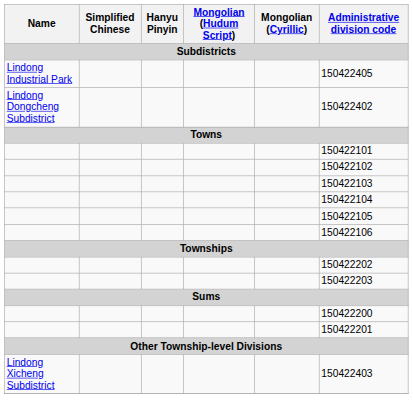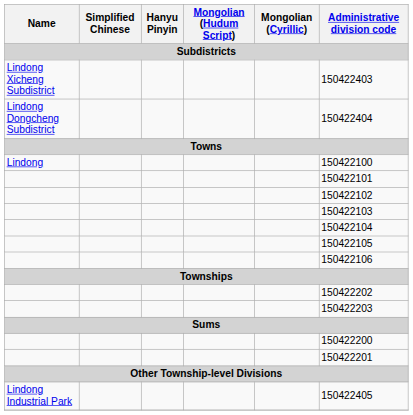rows swapped: (31, 374) <-> (39, 73)
(347, 107) 150422402 -> (347, 118) 150422404
+ row: (25, 162)
